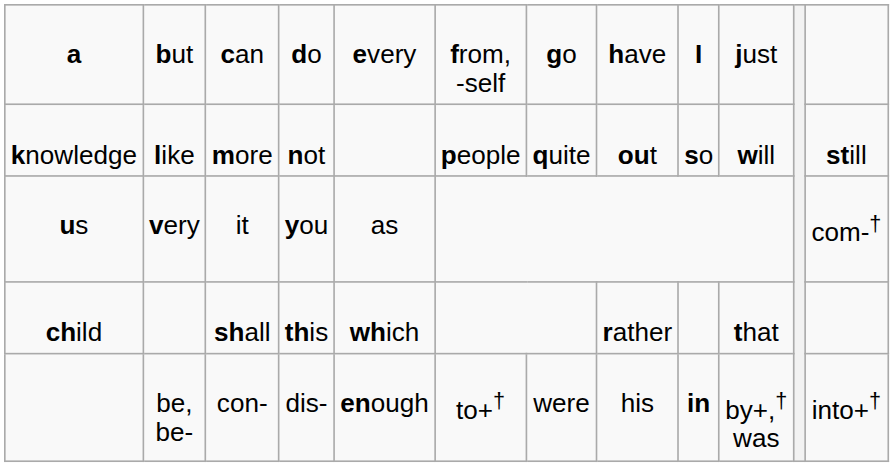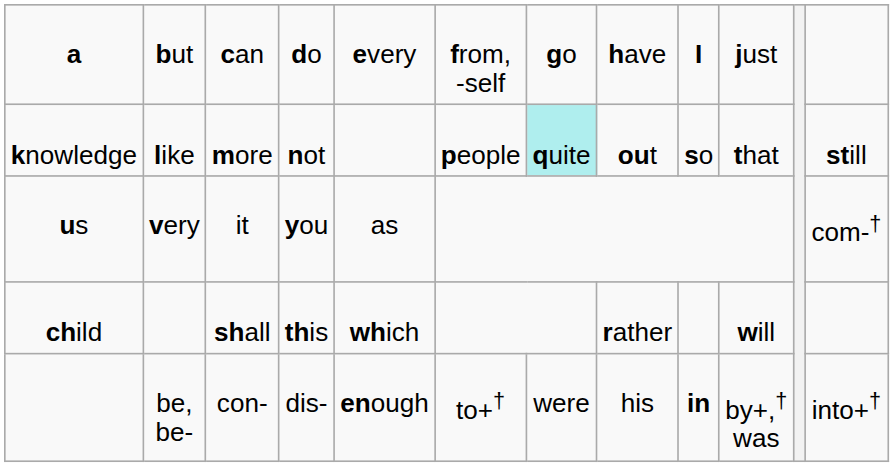(562, 154) no background -> (562, 154) paleturquoise background
(756, 154) will -> (756, 154) that
(756, 332) that -> (756, 332) will
